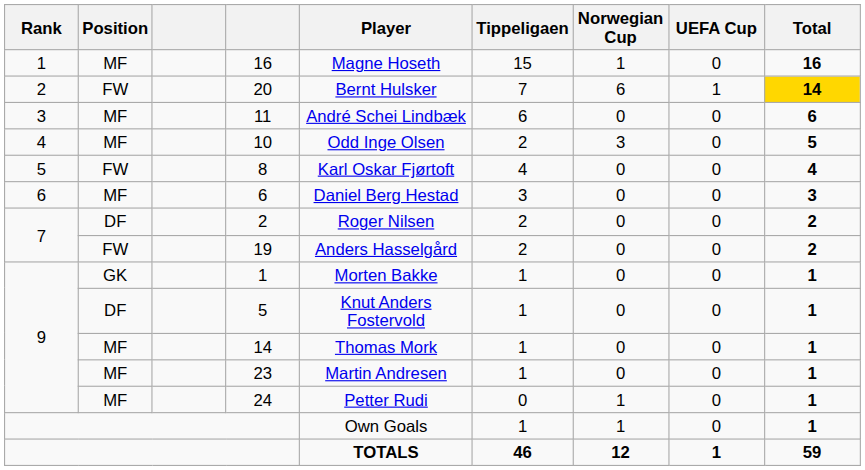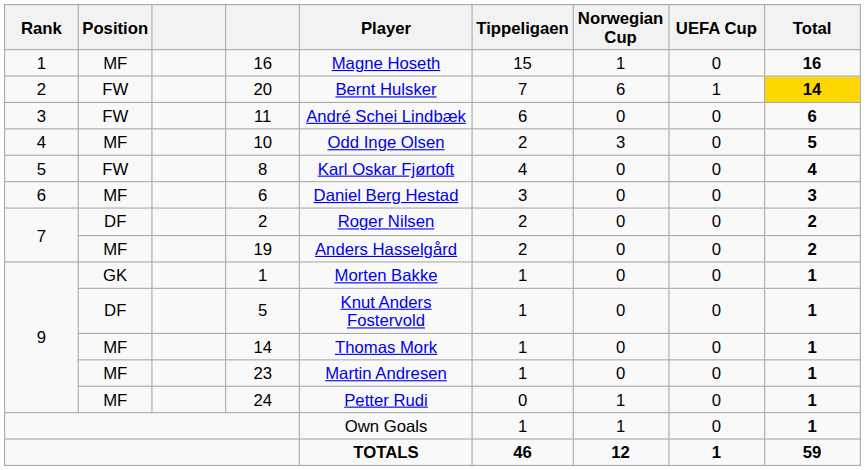(115, 116) MF -> (115, 116) FW
(115, 248) FW -> (115, 248) MF
